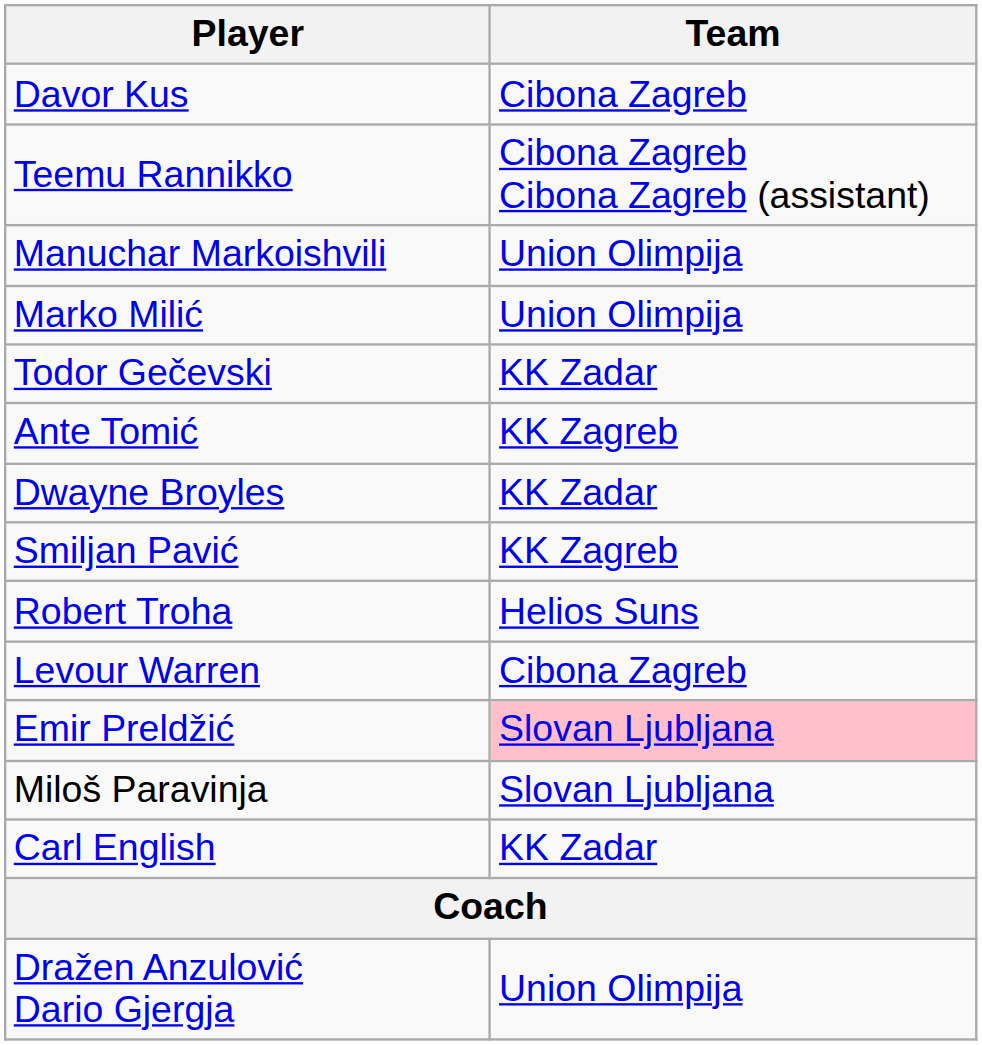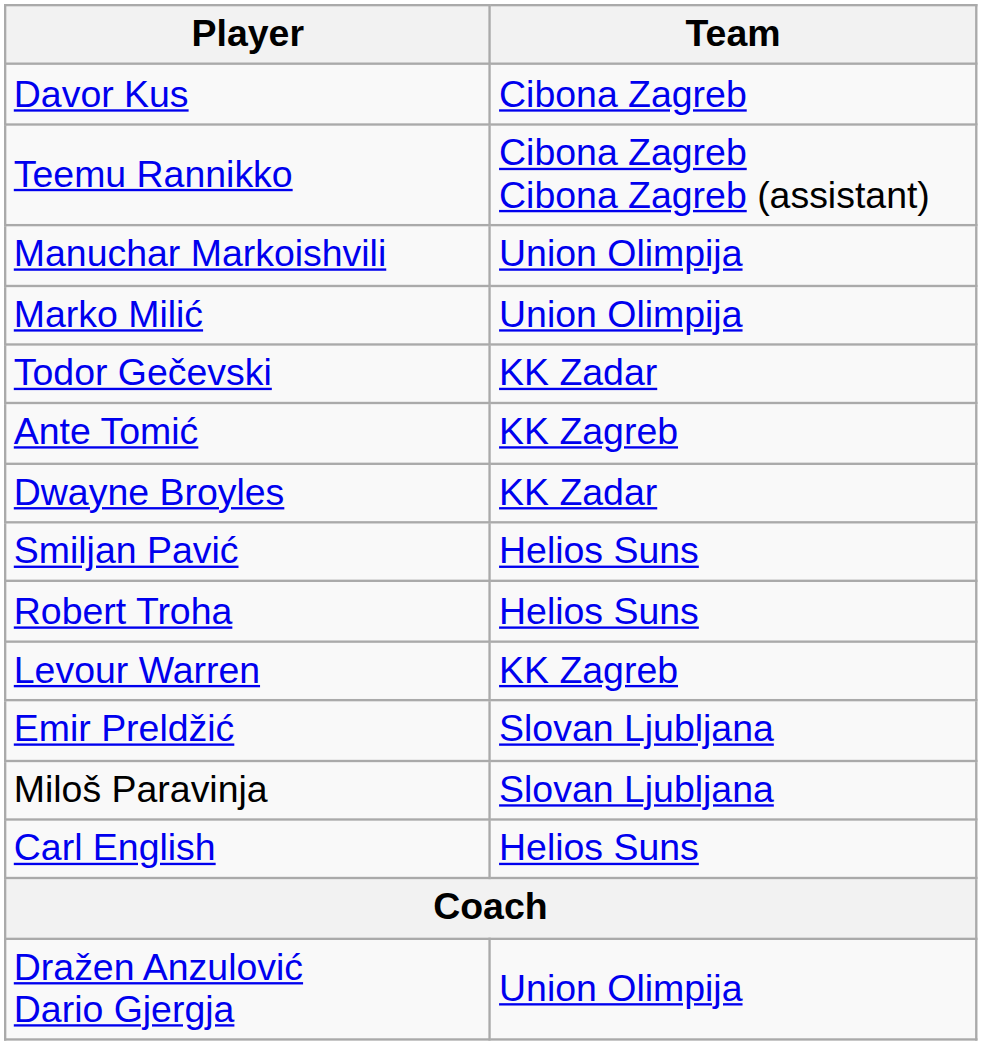(589, 551) KK Zagreb -> (599, 551) Helios Suns
(623, 670) Cibona Zagreb -> (589, 670) KK Zagreb
(636, 729) pink background -> (636, 729) no background
(578, 848) KK Zadar -> (599, 848) Helios Suns
